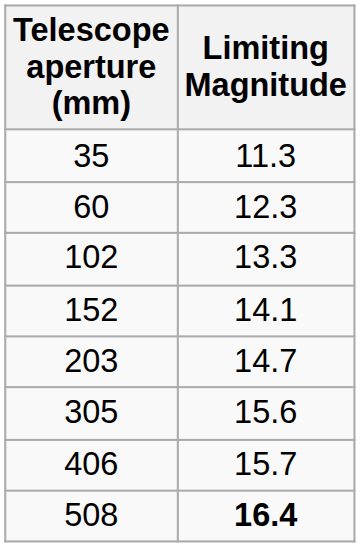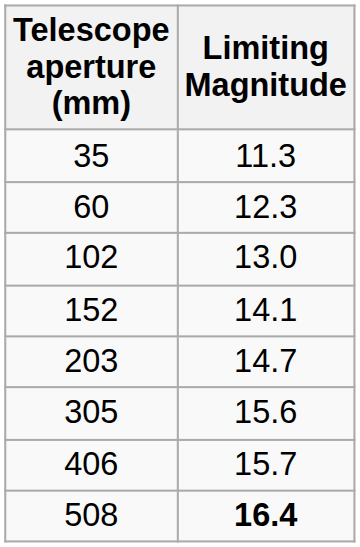(266, 258) 13.3 -> (266, 258) 13.0
